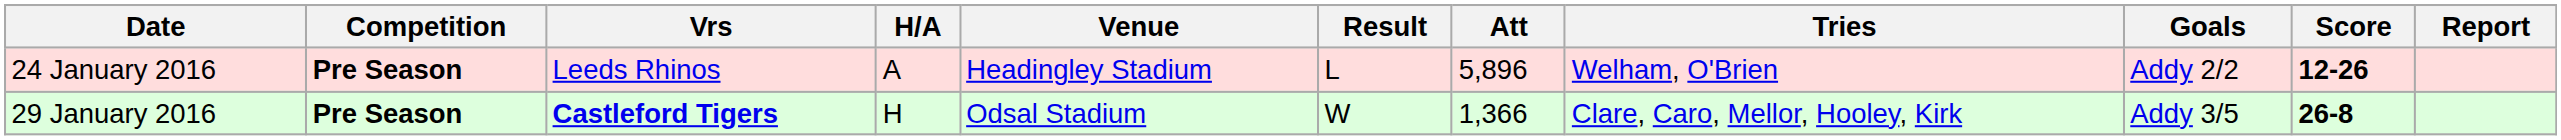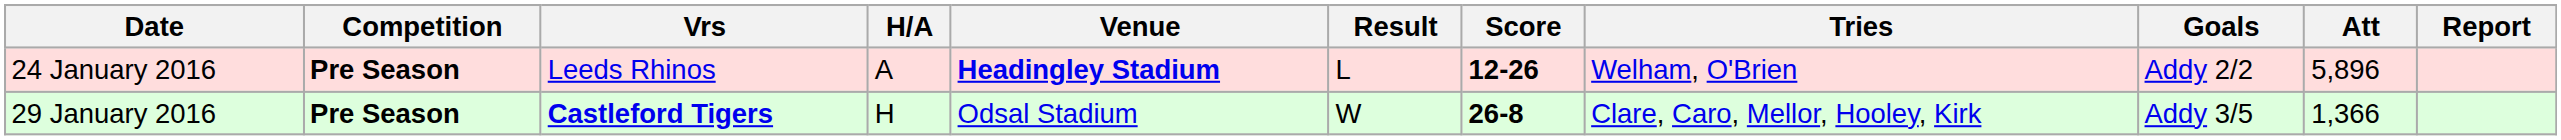columns swapped: (2354, 26) <-> (1509, 26)
(1089, 70) normal -> (1089, 70) bold
